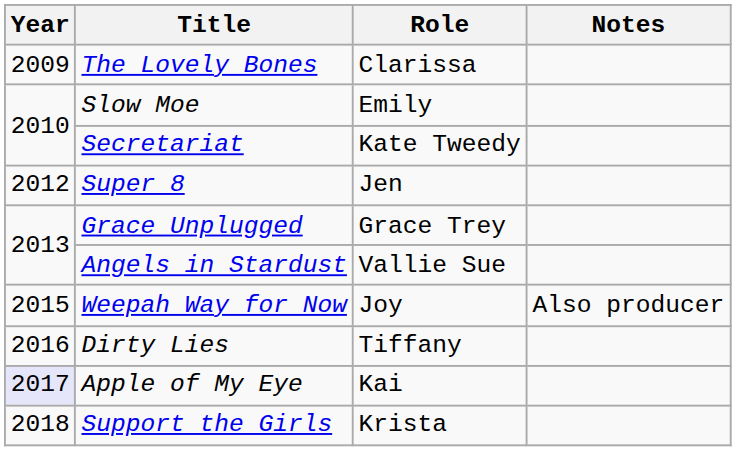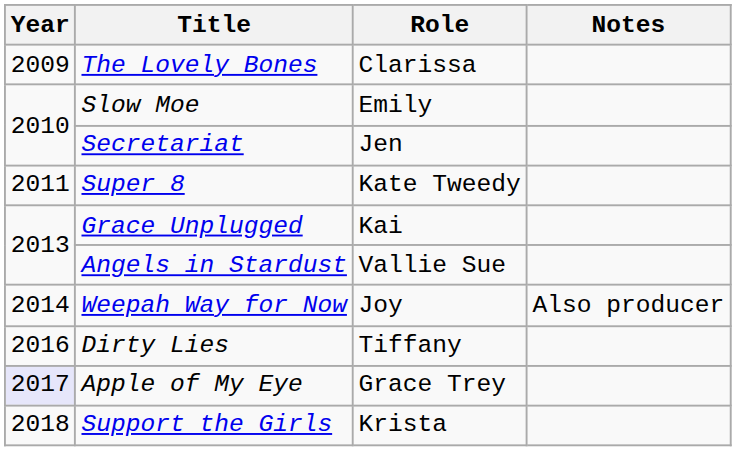(440, 145) Kate Tweedy -> (381, 145) Jen
(40, 185) 2012 -> (40, 185) 2011
(381, 185) Jen -> (440, 185) Kate Tweedy
(432, 225) Grace Trey -> (381, 225) Kai
(40, 305) 2015 -> (40, 305) 2014
(381, 385) Kai -> (432, 385) Grace Trey
